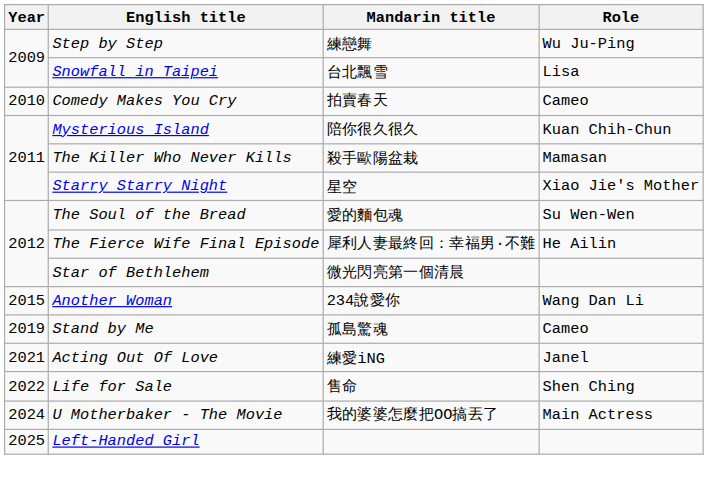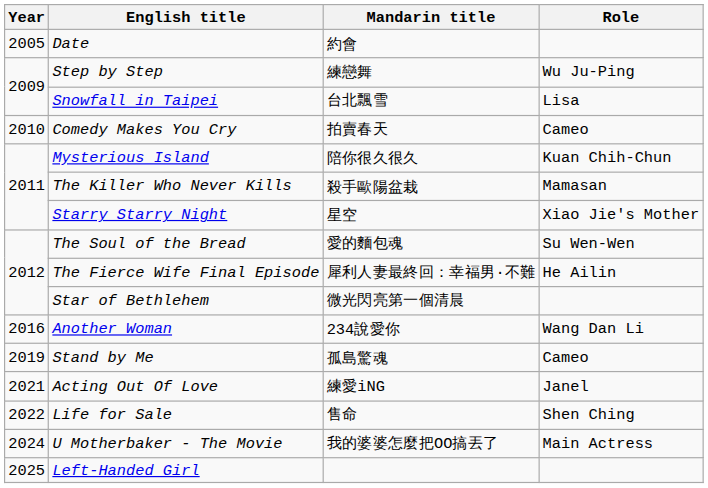+ row: (71, 44)
(27, 301) 2015 -> (27, 329) 2016
